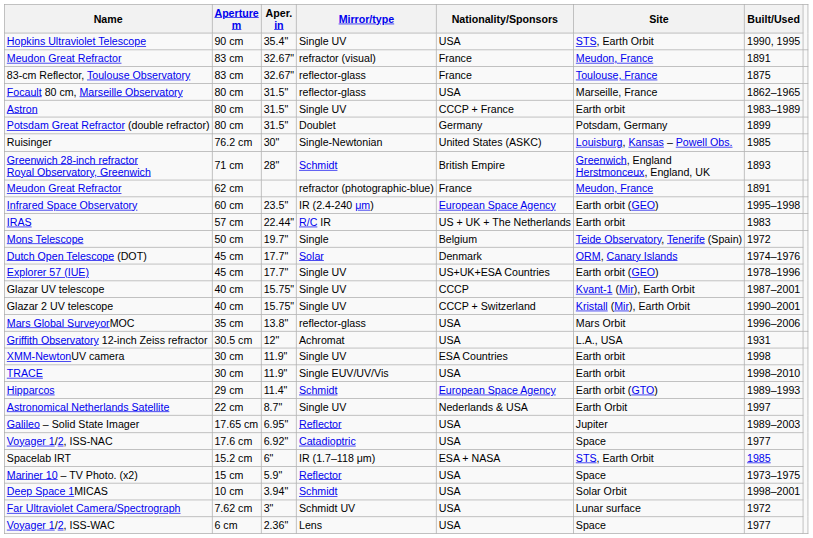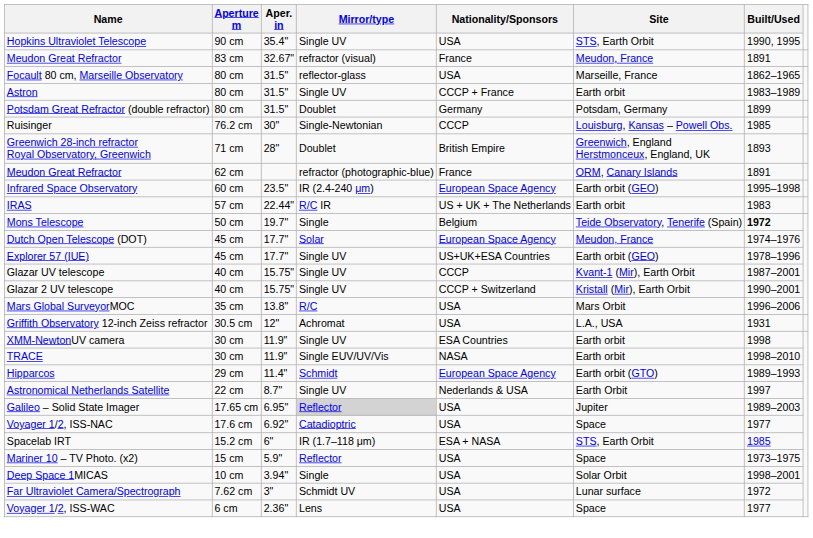- row: (99, 75)
(490, 143) United States (ASKC) -> (454, 126) CCCP
(318, 166) Schmidt -> (317, 149) Doublet
(615, 188) Meudon, France -> (627, 172) ORM, Canary Islands
(759, 239) normal -> (759, 222) bold
(460, 256) Denmark -> (497, 239) European Space Agency
(627, 256) ORM, Canary Islands -> (615, 239) Meudon, France
(332, 323) reflector-glass -> (308, 306) R/C
(450, 374) USA -> (453, 357) NASA
(320, 424) no background -> (320, 407) lightgrey background
(318, 492) Schmidt -> (314, 475) Single
